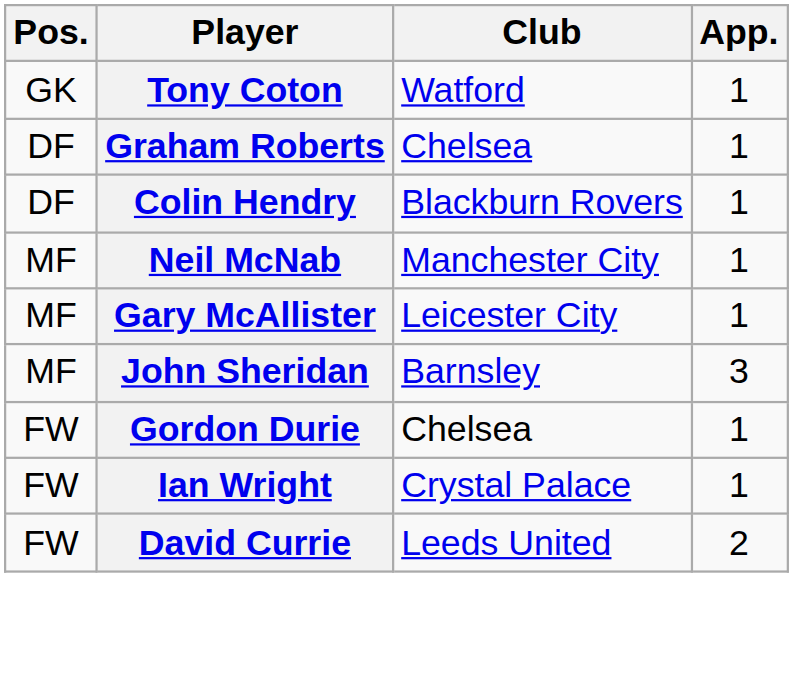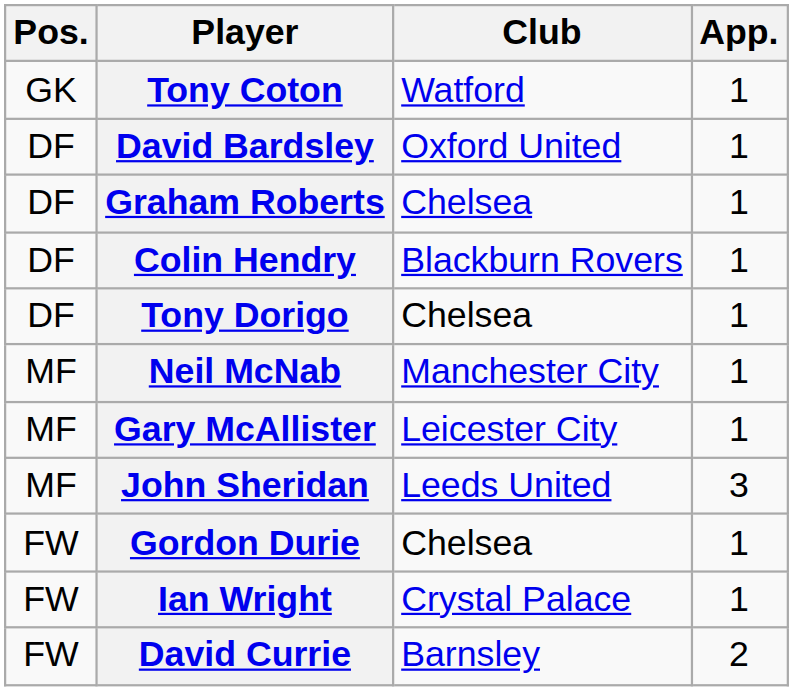+ row: (245, 145)
+ row: (245, 315)
(471, 372) Barnsley -> (506, 485) Leeds United
(506, 542) Leeds United -> (471, 655) Barnsley
